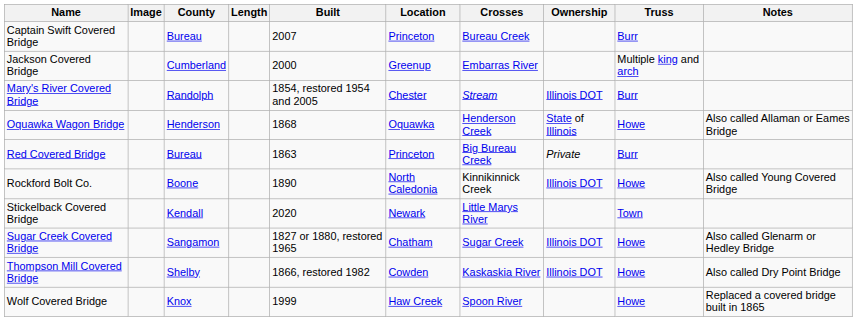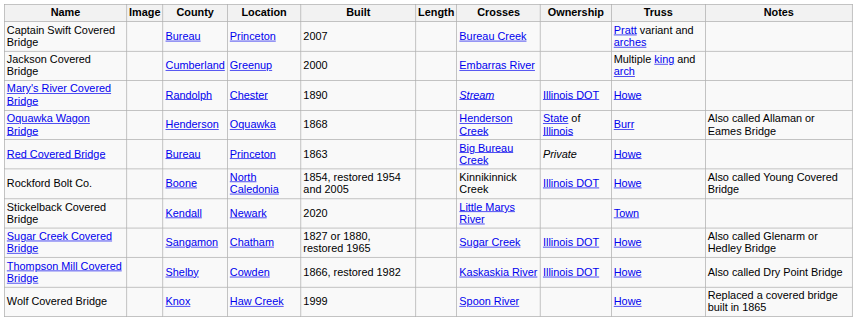columns swapped: (423, 13) <-> (249, 13)
(628, 36) Burr -> (654, 36) Pratt variant and arches
(321, 95) 1854, restored 1954 and 2005 -> (315, 95) 1890
(628, 95) Burr -> (628, 95) Howe
(631, 124) Howe -> (624, 124) Burr
(628, 154) Burr -> (628, 154) Howe
(284, 183) 1890 -> (352, 183) 1854, restored 1954 and 2005
